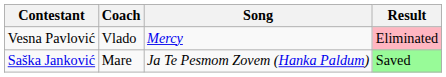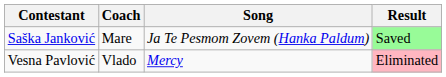rows swapped: (51, 60) <-> (51, 38)
